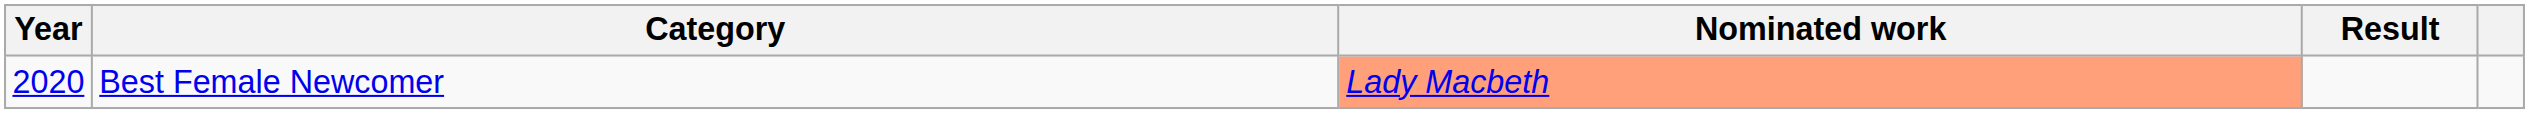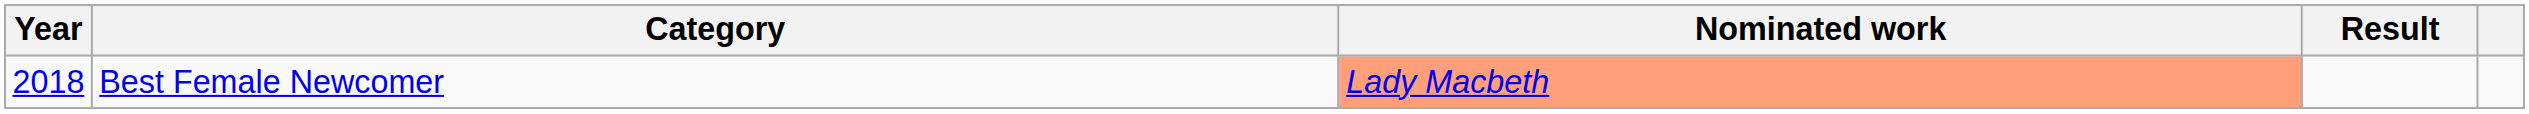(48, 81) 2020 -> (48, 81) 2018
